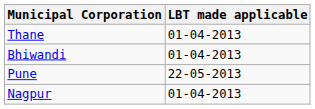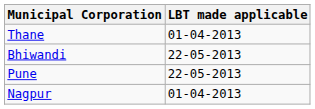(204, 54) 01-04-2013 -> (204, 54) 22-05-2013
